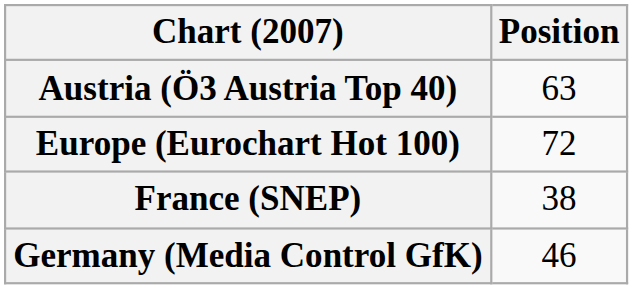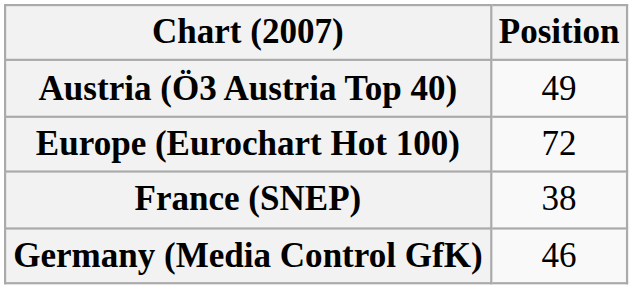(559, 87) 63 -> (559, 87) 49
